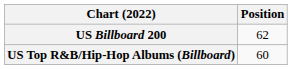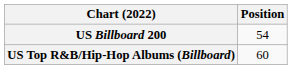(263, 34) 62 -> (263, 34) 54
